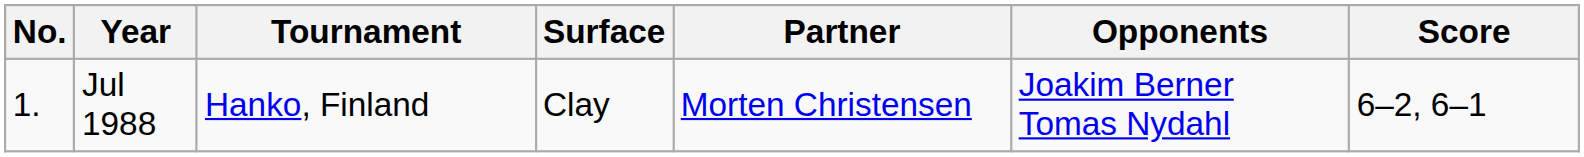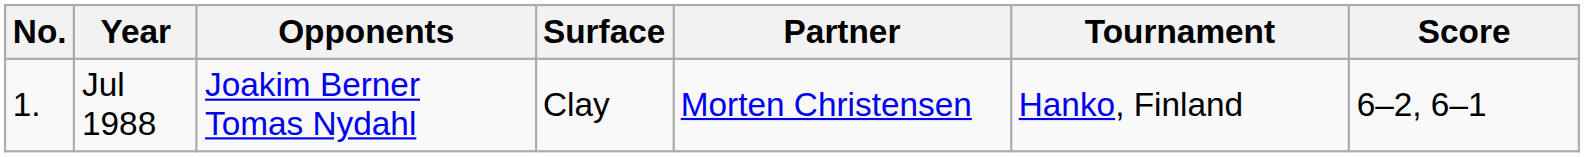columns swapped: (366, 31) <-> (1180, 31)
